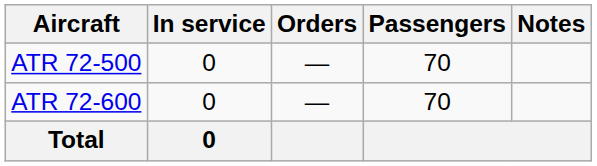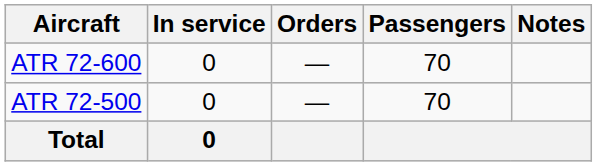rows swapped: (76, 62) <-> (76, 101)
